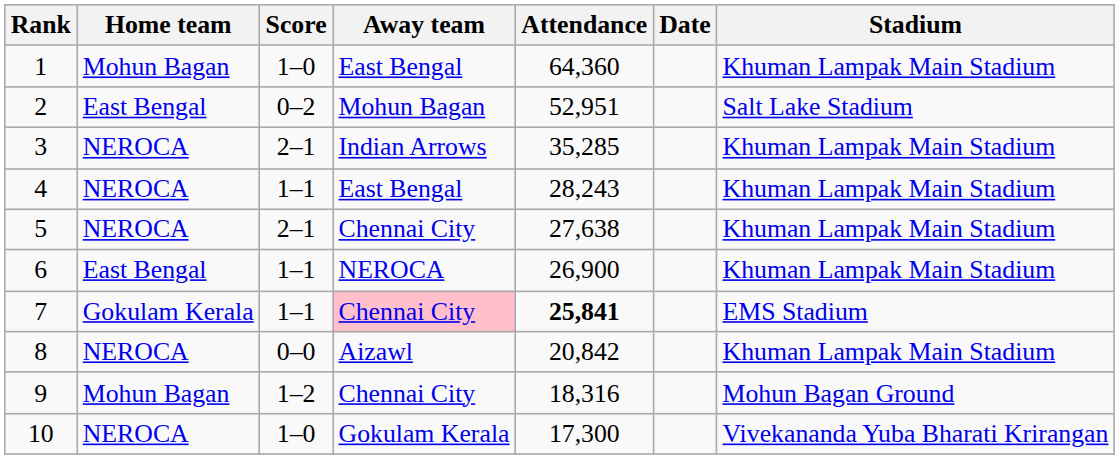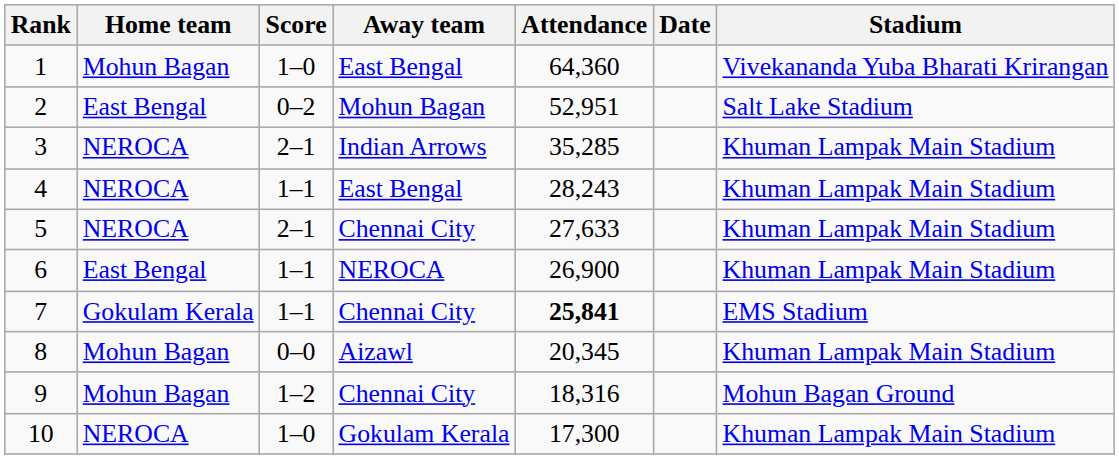(889, 65) Khuman Lampak Main Stadium -> (915, 65) Vivekananda Yuba Bharati Krirangan
(584, 229) 27,638 -> (584, 229) 27,633
(407, 310) pink background -> (407, 310) no background
(136, 351) NEROCA -> (156, 351) Mohun Bagan
(584, 351) 20,842 -> (584, 351) 20,345
(915, 433) Vivekananda Yuba Bharati Krirangan -> (889, 433) Khuman Lampak Main Stadium
